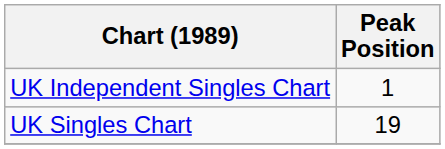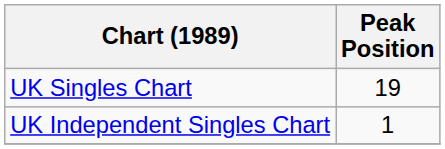rows swapped: (101, 125) <-> (170, 87)
